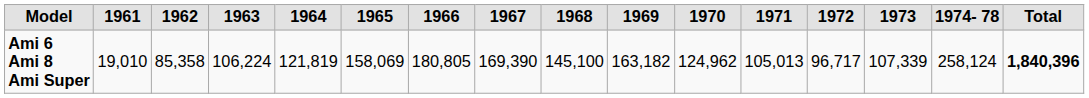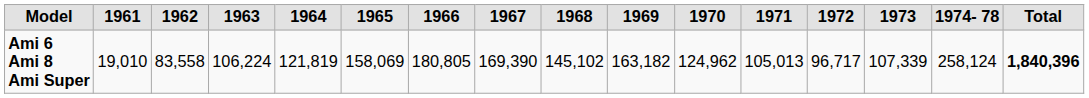(180, 61) 85,358 -> (180, 61) 83,558
(574, 61) 145,100 -> (574, 61) 145,102
